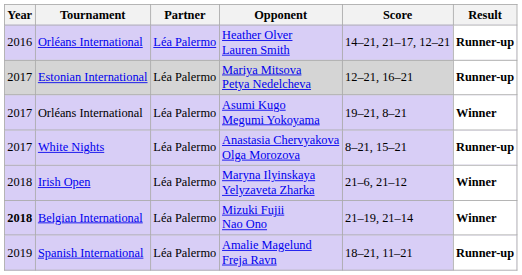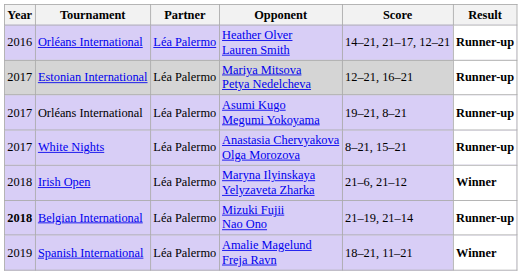(476, 112) Winner -> (485, 112) Runner-up
(476, 218) Winner -> (485, 218) Runner-up
(485, 253) Runner-up -> (476, 253) Winner
